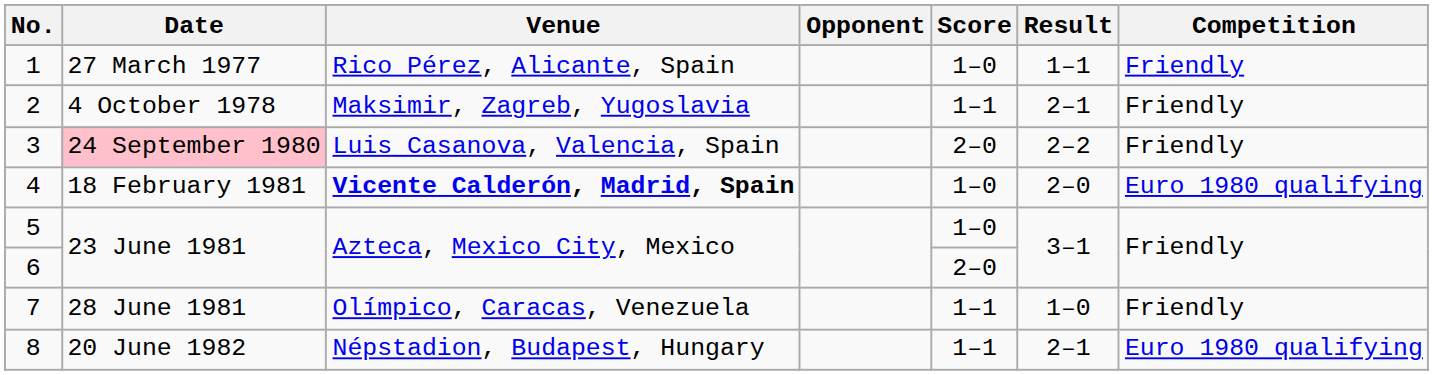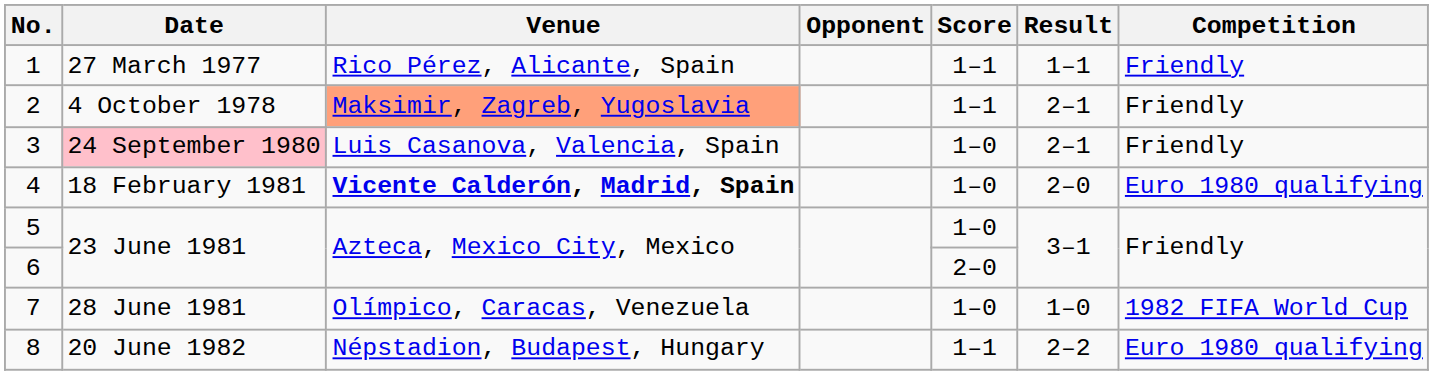(975, 66) 1–0 -> (975, 66) 1–1
(541, 106) no background -> (541, 106) lightsalmon background
(975, 147) 2–0 -> (975, 147) 1–0
(1068, 147) 2–2 -> (1068, 147) 2–1
(975, 308) 1–1 -> (975, 308) 1–0
(1185, 308) Friendly -> (1266, 308) 1982 FIFA World Cup
(1068, 349) 2–1 -> (1068, 349) 2–2
